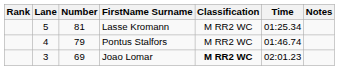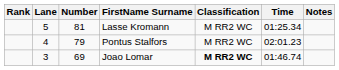(283, 42) 01:46.74 -> (283, 42) 02:01.23
(283, 57) 02:01.23 -> (283, 57) 01:46.74
